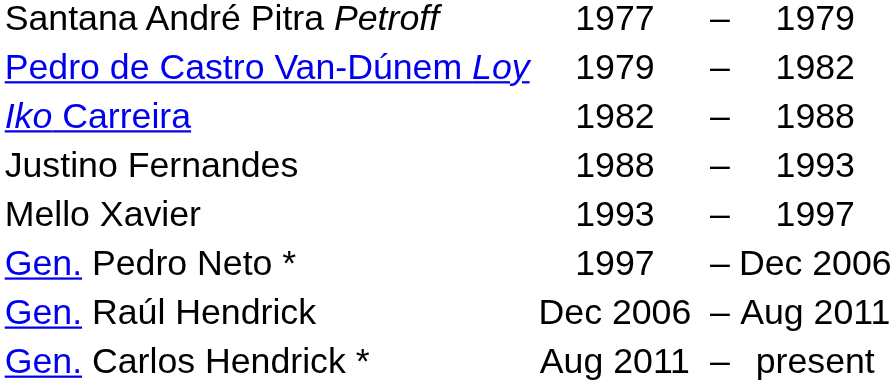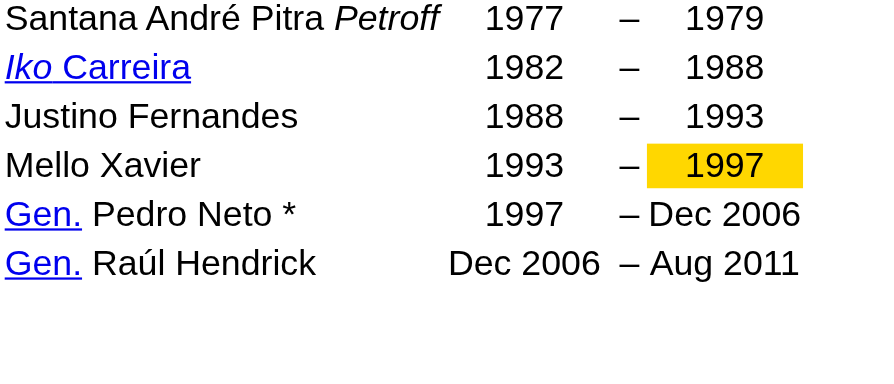- row: (267, 67)
(815, 214) no background -> (725, 165) gold background
- row: (187, 361)
